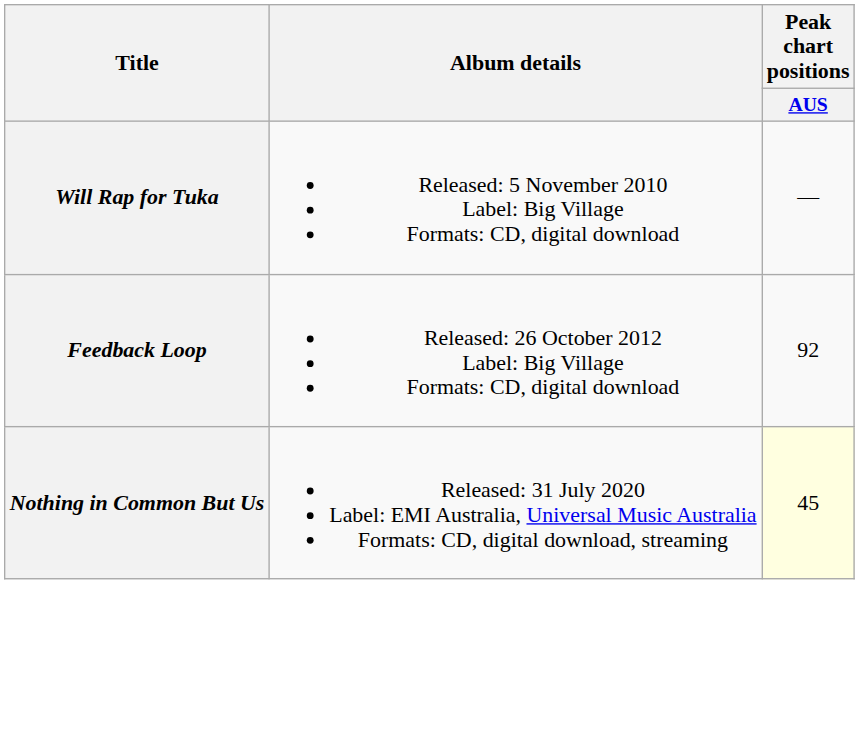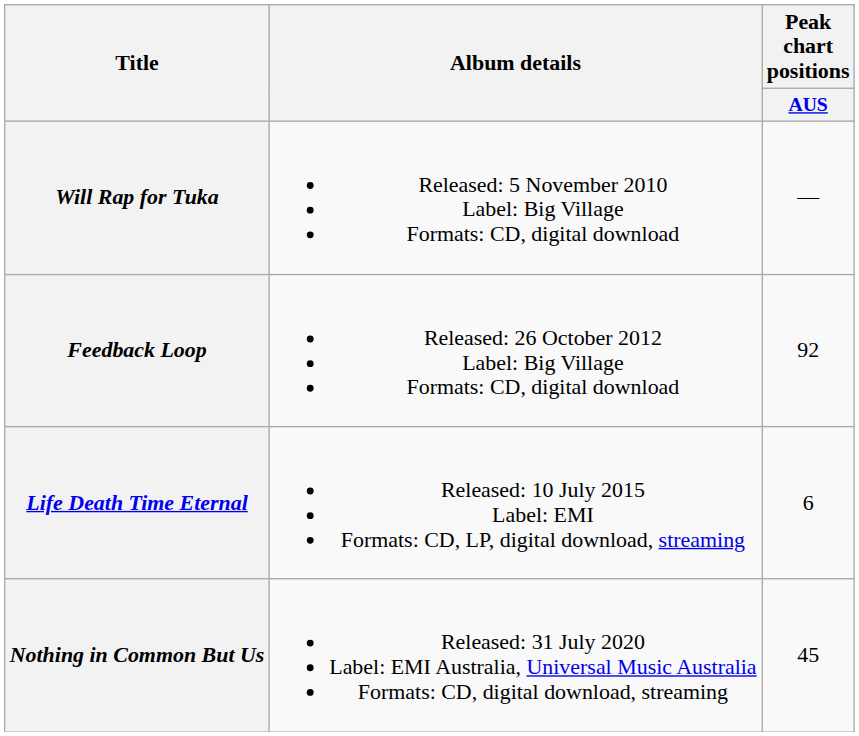+ row: (137, 502)
(808, 502) lightyellow background -> (808, 655) no background
